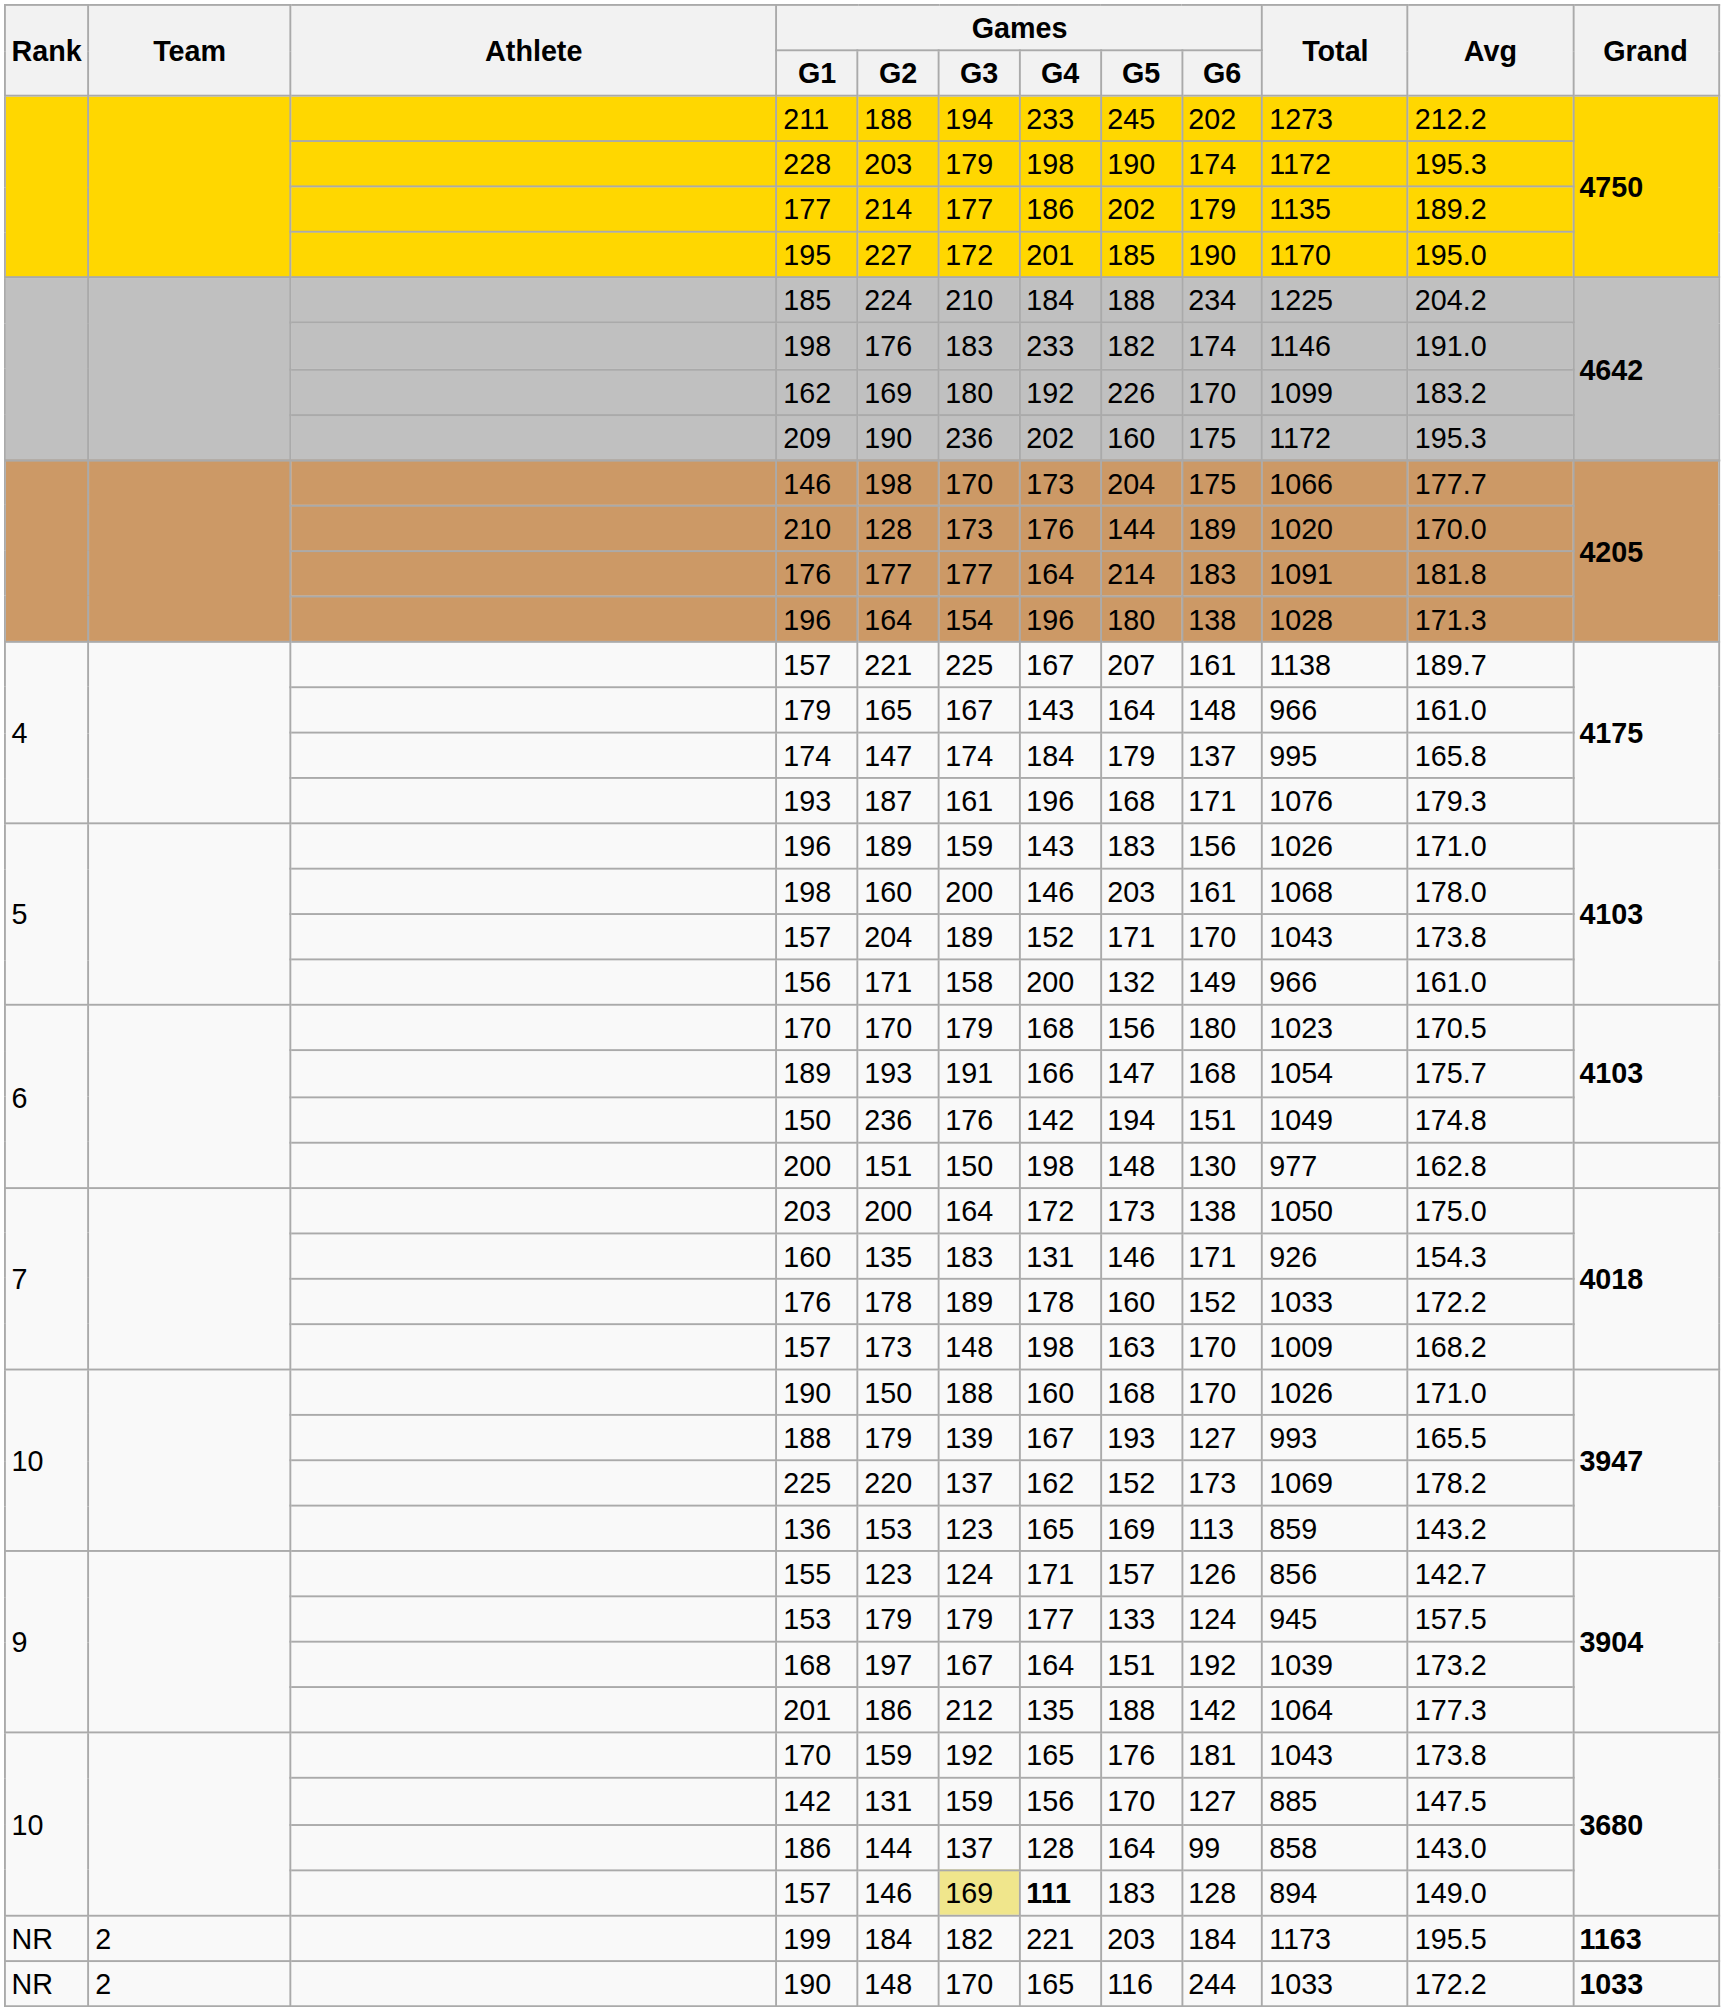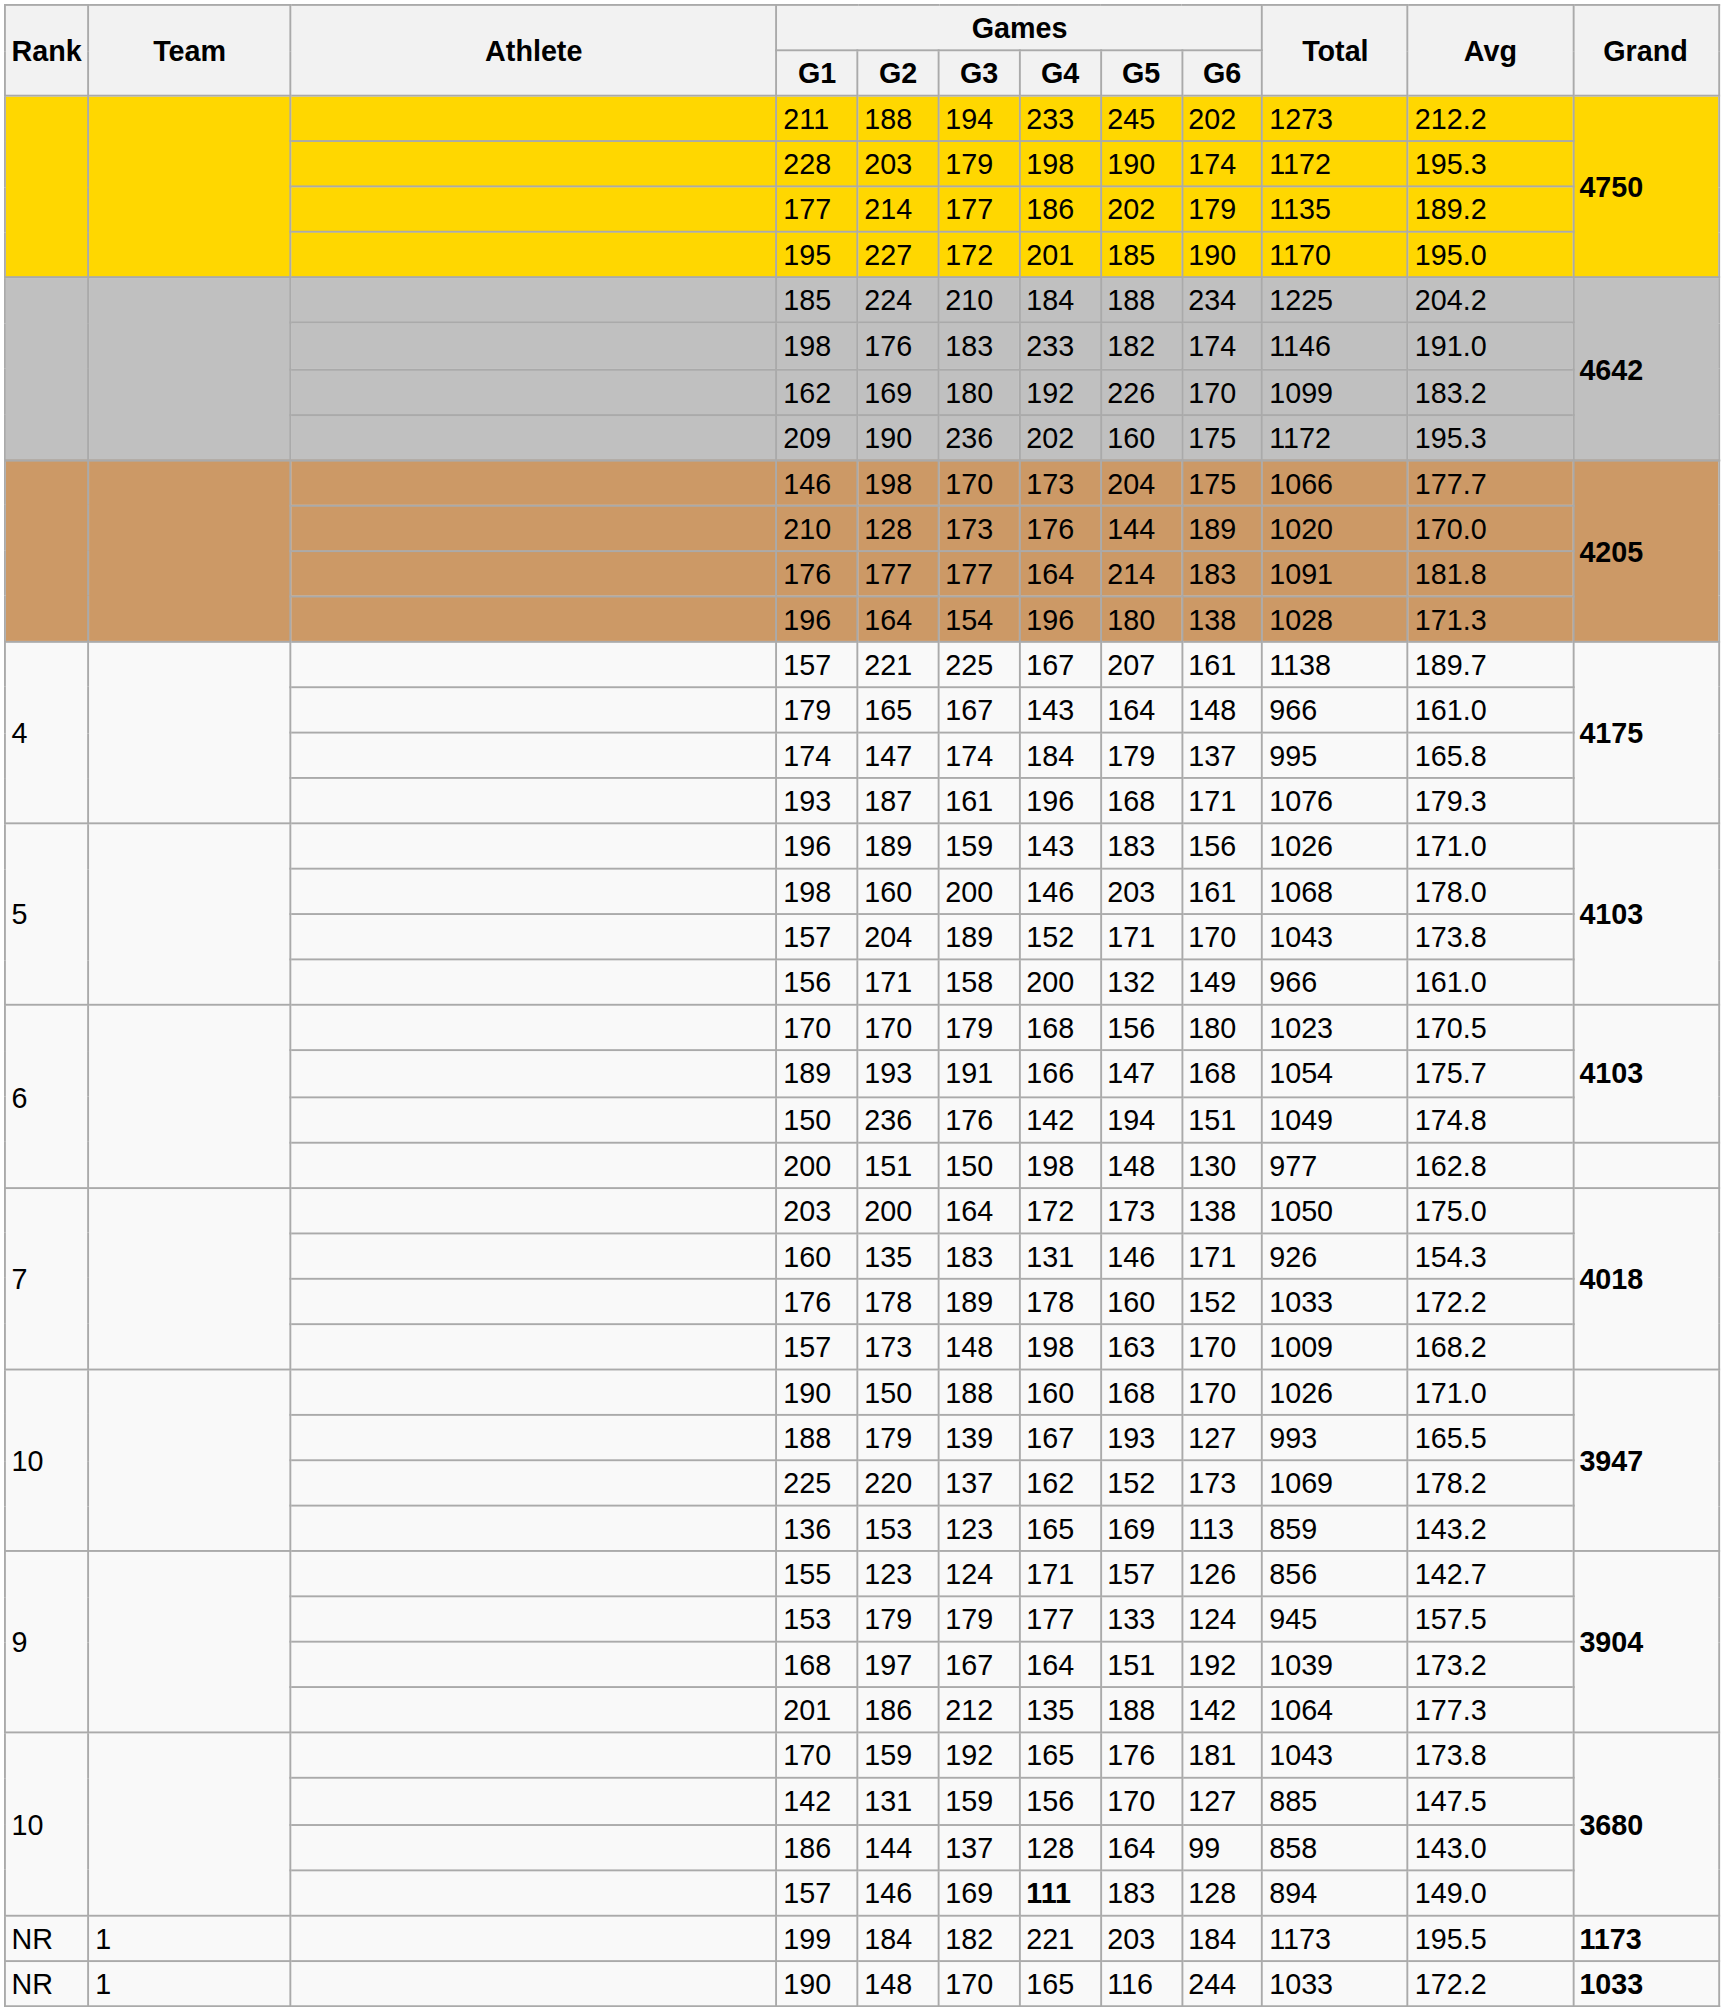(969, 1892) khaki background -> (969, 1892) no background
(103, 1938) 2 -> (103, 1938) 1
(1611, 1938) 1163 -> (1611, 1938) 1173
(103, 1983) 2 -> (103, 1983) 1
